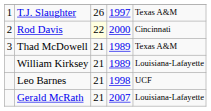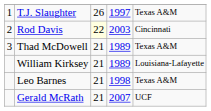(120, 30) 2000 -> (120, 30) 2003
(143, 81) UCF -> (156, 81) Texas A&M
(170, 98) Louisiana-Lafayette -> (143, 98) UCF
